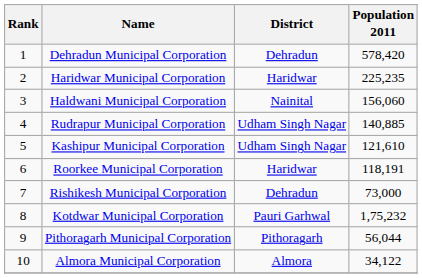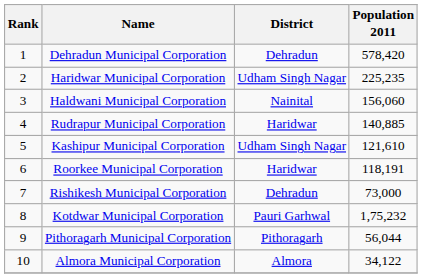(292, 78) Haridwar -> (292, 78) Udham Singh Nagar
(292, 123) Udham Singh Nagar -> (292, 123) Haridwar
